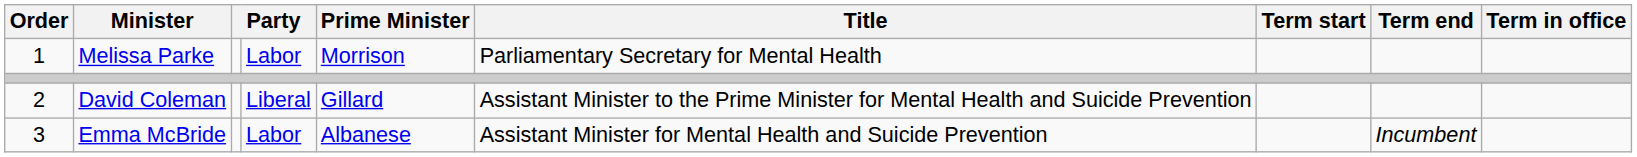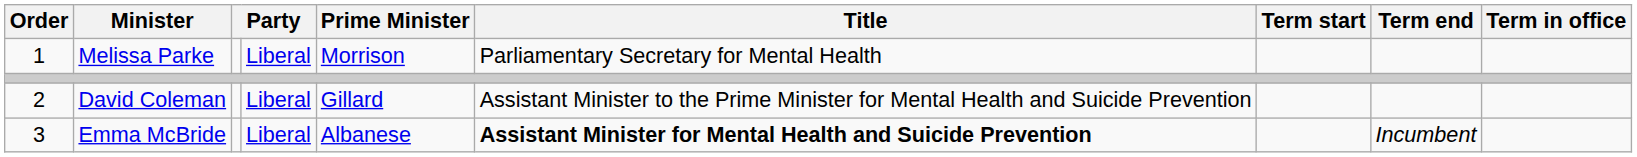(274, 55) Labor -> (278, 55) Liberal
(274, 134) Labor -> (278, 134) Liberal
(764, 134) normal -> (786, 134) bold
